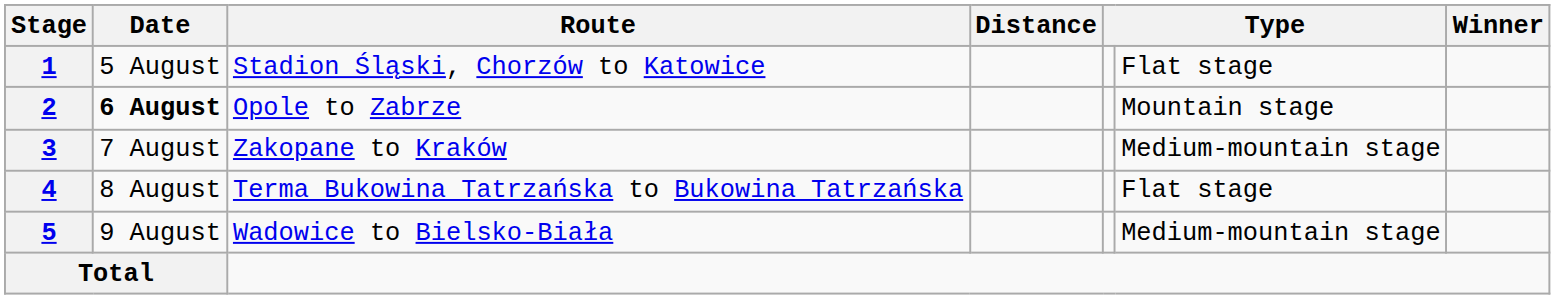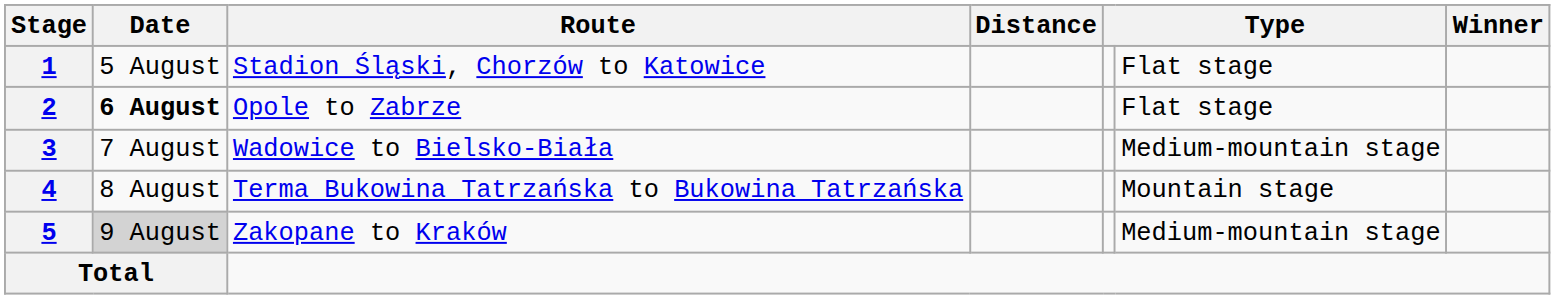(1228, 108) Mountain stage -> (1197, 108) Flat stage
(370, 150) Zakopane to Kraków -> (423, 150) Wadowice to Bielsko-Biała
(1197, 191) Flat stage -> (1228, 191) Mountain stage
(160, 232) no background -> (160, 232) lightgrey background
(423, 232) Wadowice to Bielsko-Biała -> (370, 232) Zakopane to Kraków
